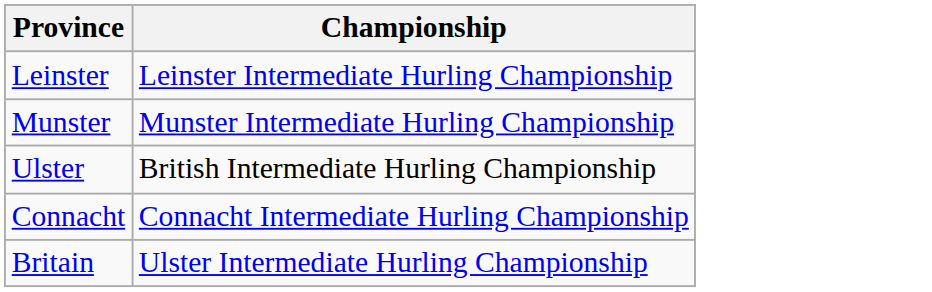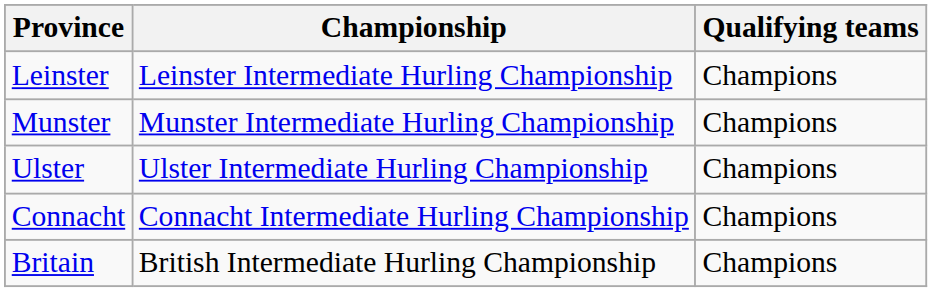+ column: (811, 27)
(397, 168) British Intermediate Hurling Championship -> (393, 168) Ulster Intermediate Hurling Championship
(393, 262) Ulster Intermediate Hurling Championship -> (397, 262) British Intermediate Hurling Championship
